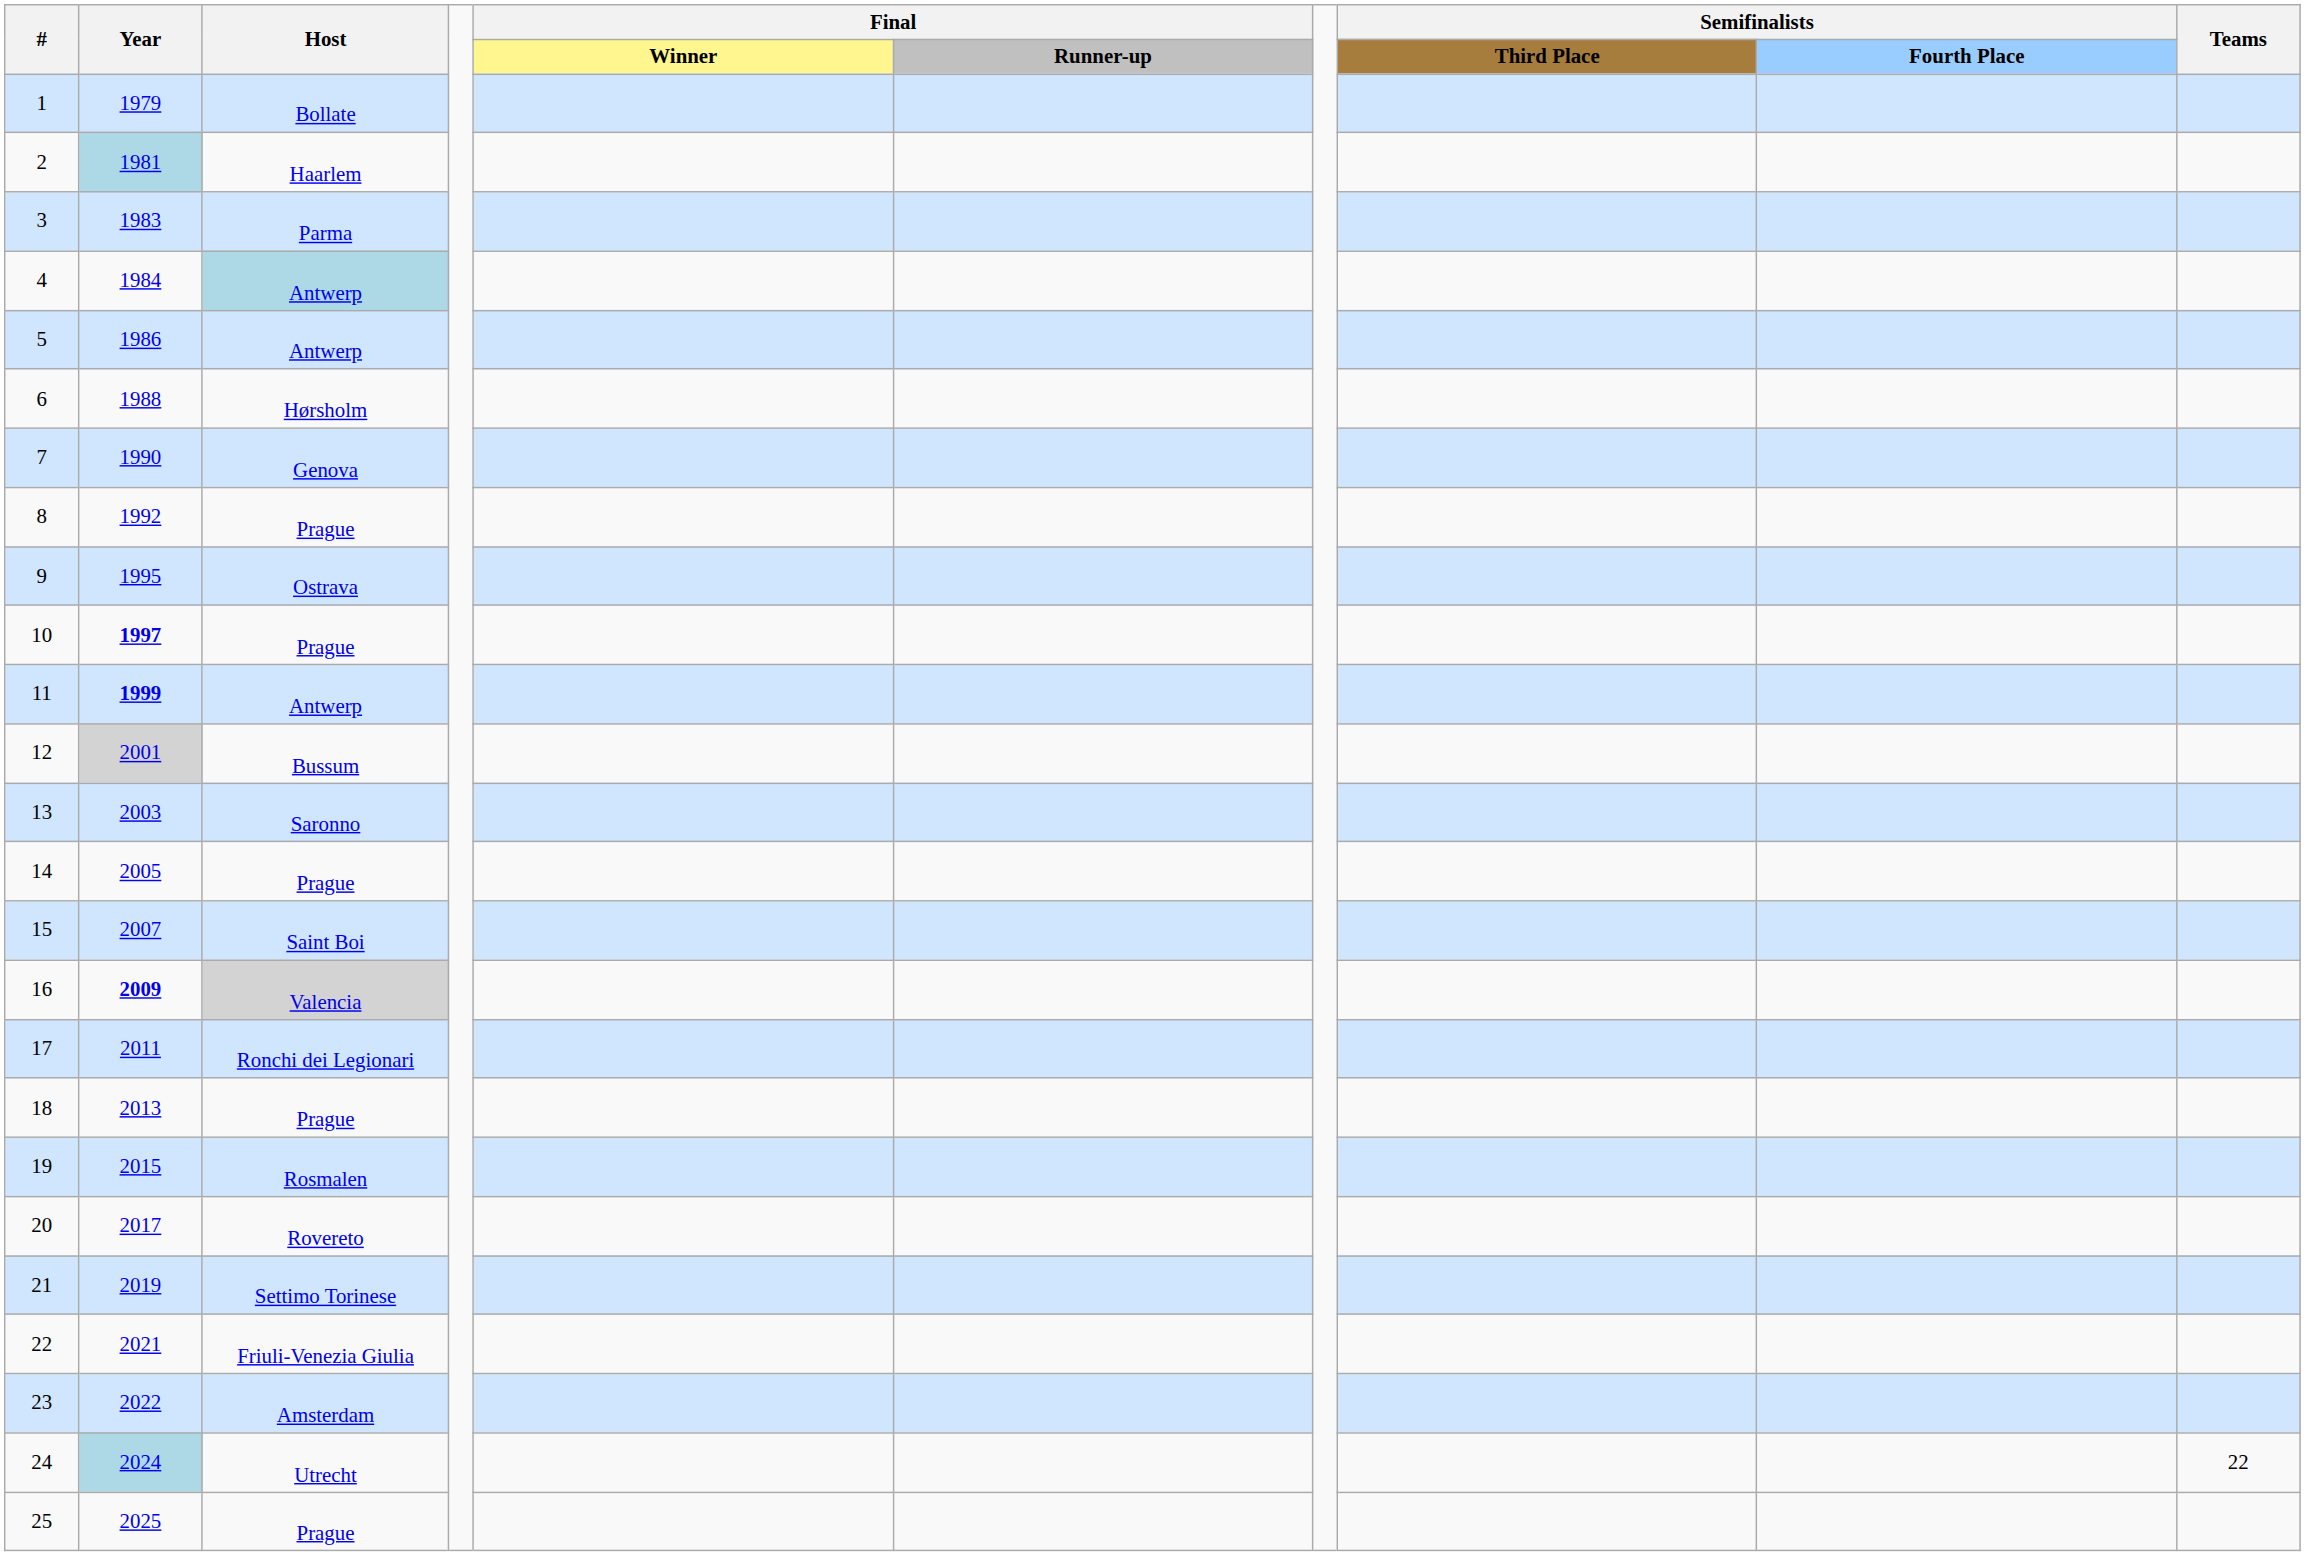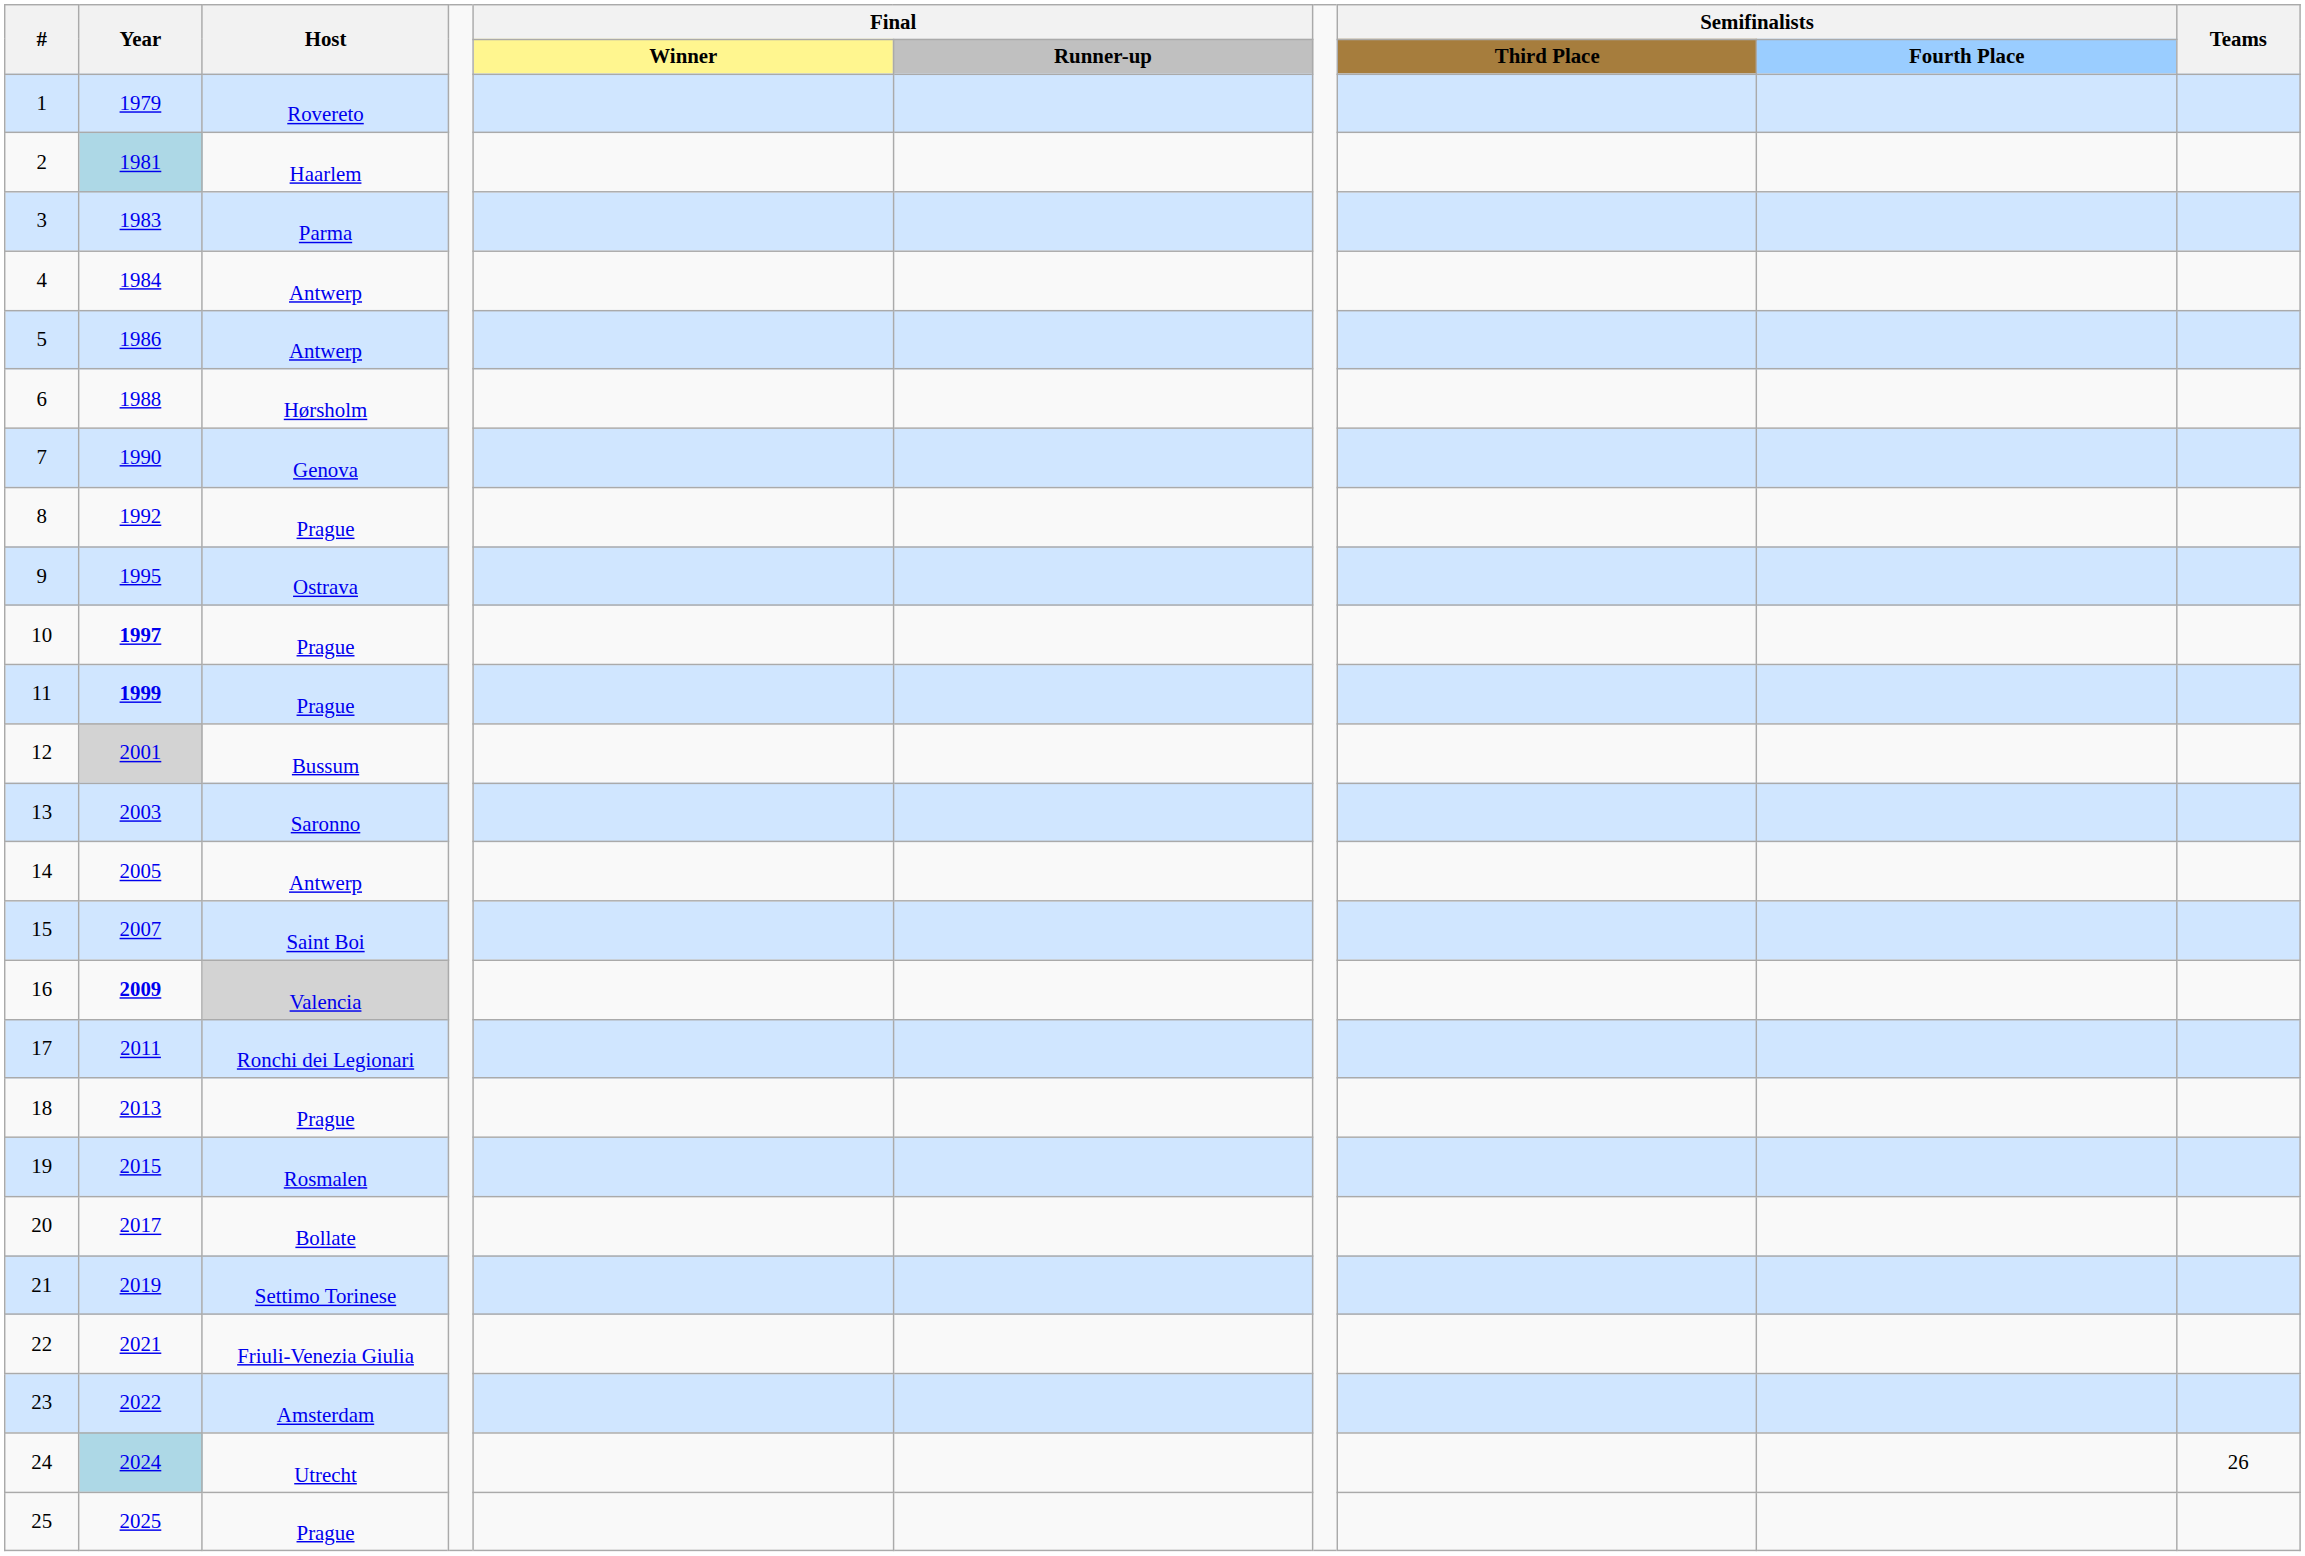(326, 115) Bollate -> (326, 115) Rovereto
(326, 292) lightblue background -> (326, 292) no background
(326, 706) Antwerp -> (326, 706) Prague
(326, 883) Prague -> (326, 883) Antwerp
(326, 1238) Rovereto -> (326, 1238) Bollate
(2238, 1462) 22 -> (2238, 1462) 26
